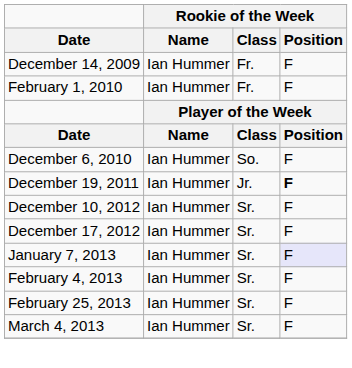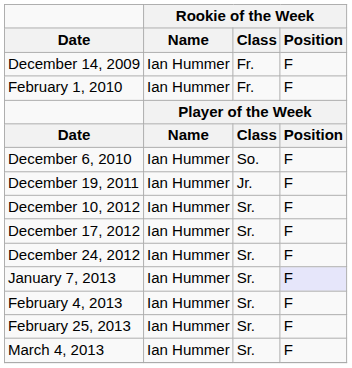(288, 183) bold -> (288, 183) normal
+ row: (74, 254)
